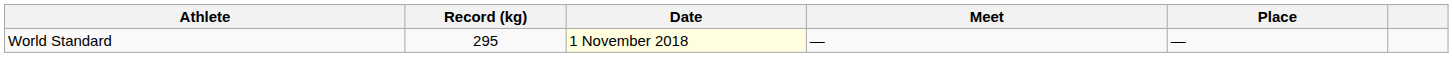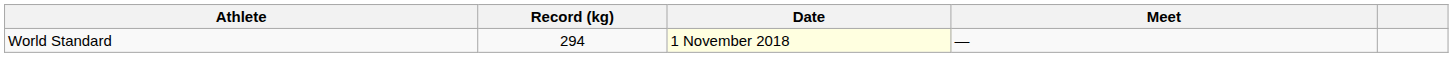- column: (1277, 17)
(486, 40) 295 -> (572, 40) 294
